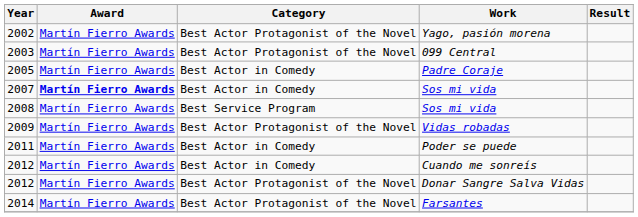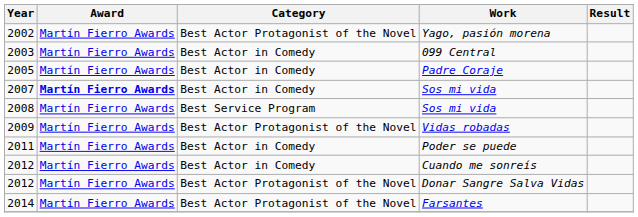(298, 51) Best Actor Protagonist of the Novel -> (248, 51) Best Actor in Comedy
